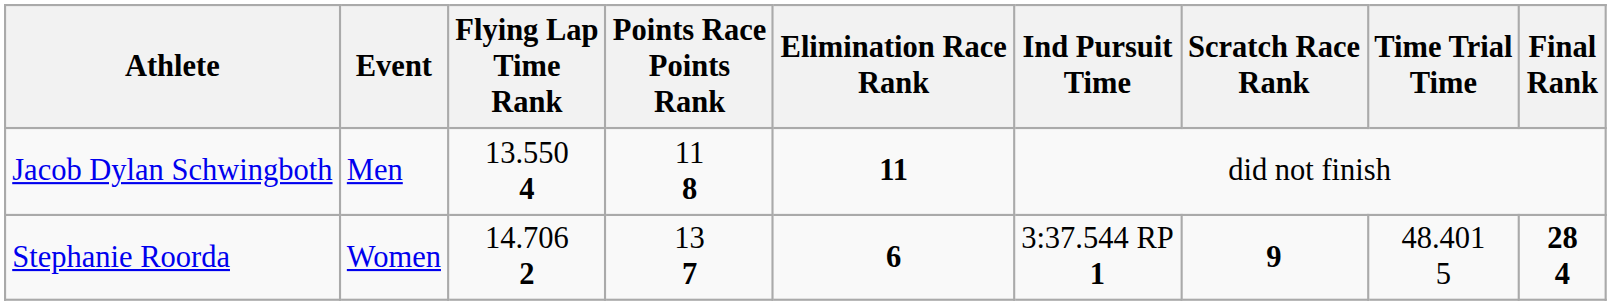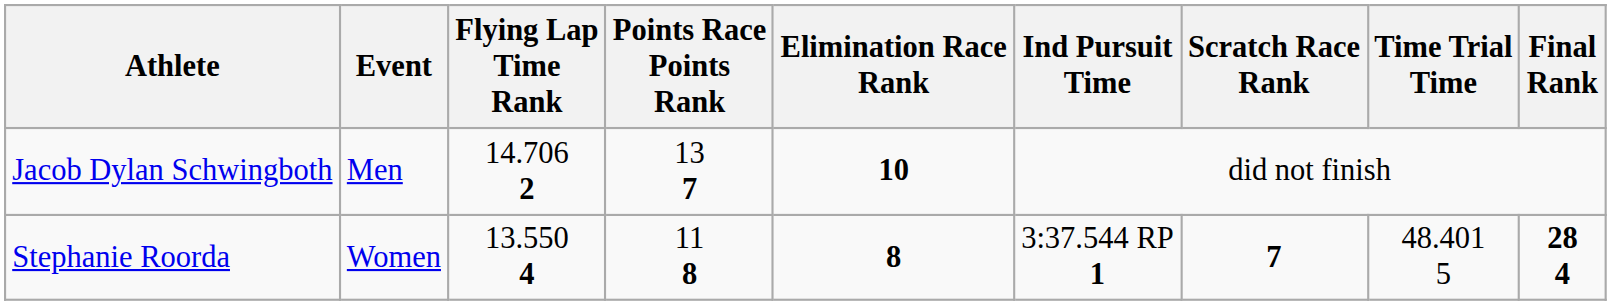(527, 170) 13.550 4 -> (527, 170) 14.706 2
(690, 170) 11 8 -> (690, 170) 13 7
(894, 170) 11 -> (894, 170) 10
(527, 256) 14.706 2 -> (527, 256) 13.550 4
(690, 256) 13 7 -> (690, 256) 11 8
(894, 256) 6 -> (894, 256) 8
(1274, 256) 9 -> (1274, 256) 7
